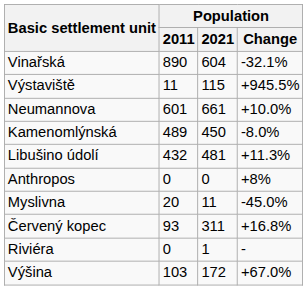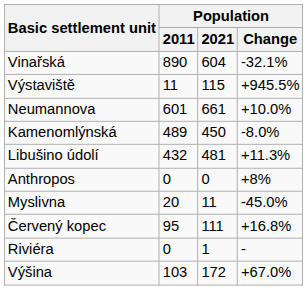(171, 226) 93 -> (171, 226) 95
(213, 226) 311 -> (213, 226) 111
